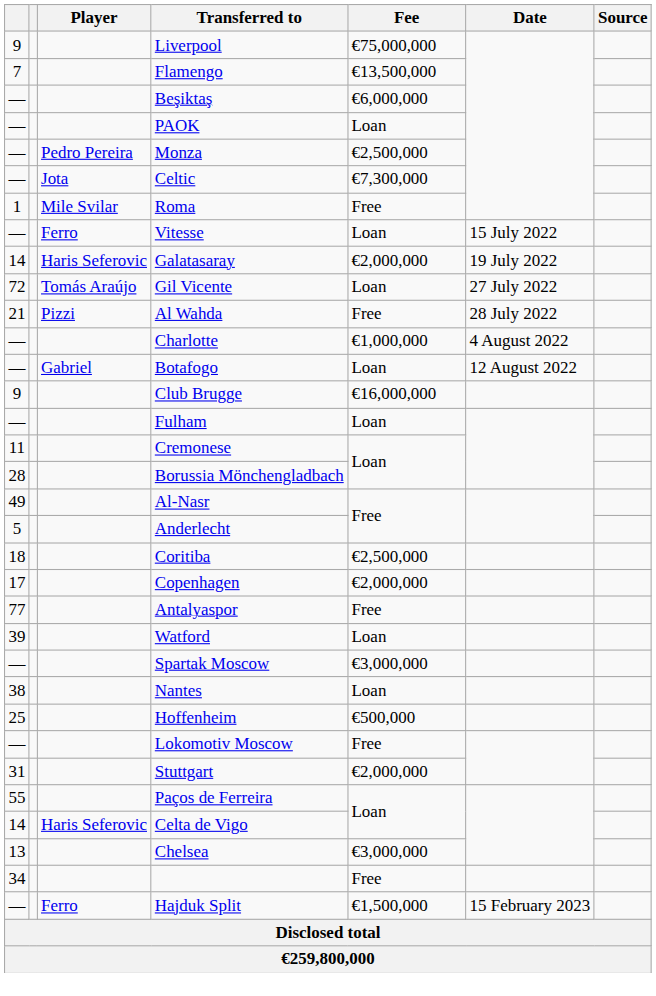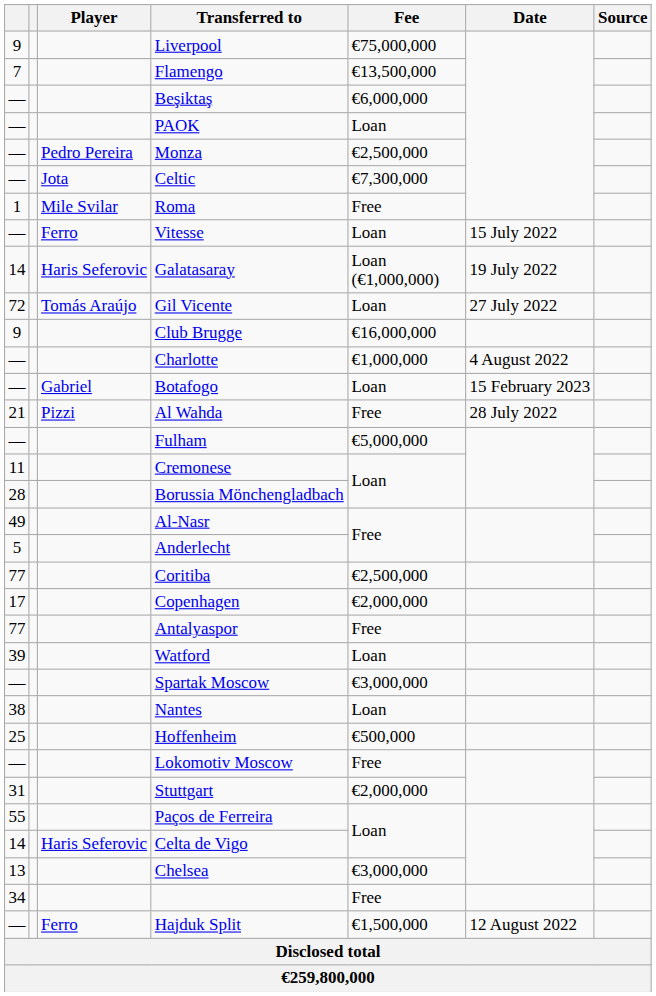(390, 260) €2,000,000 -> (395, 269) Loan (€1,000,000)
rows swapped: (189, 313) <-> (198, 394)
(523, 367) 12 August 2022 -> (530, 386) 15 February 2023
(369, 421) Loan -> (390, 440) €5,000,000
(17, 555) 18 -> (17, 574) 77
(530, 905) 15 February 2023 -> (523, 924) 12 August 2022
